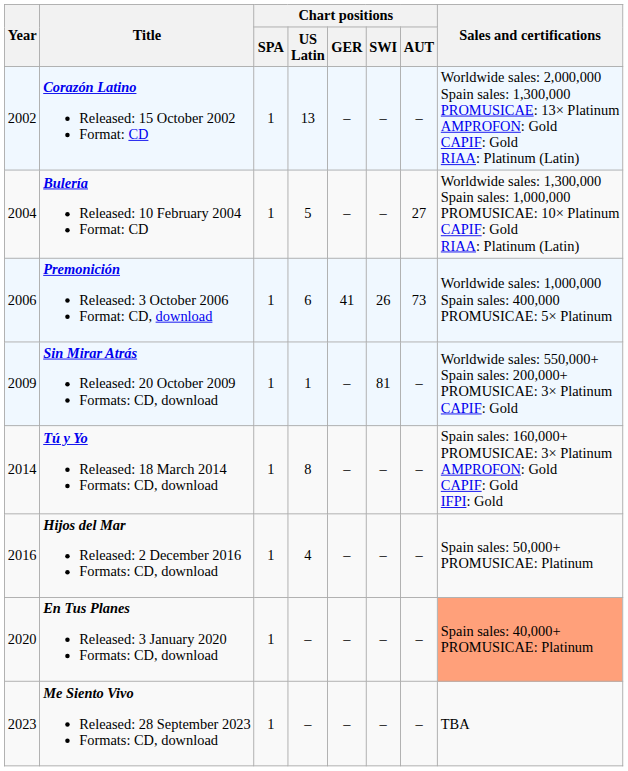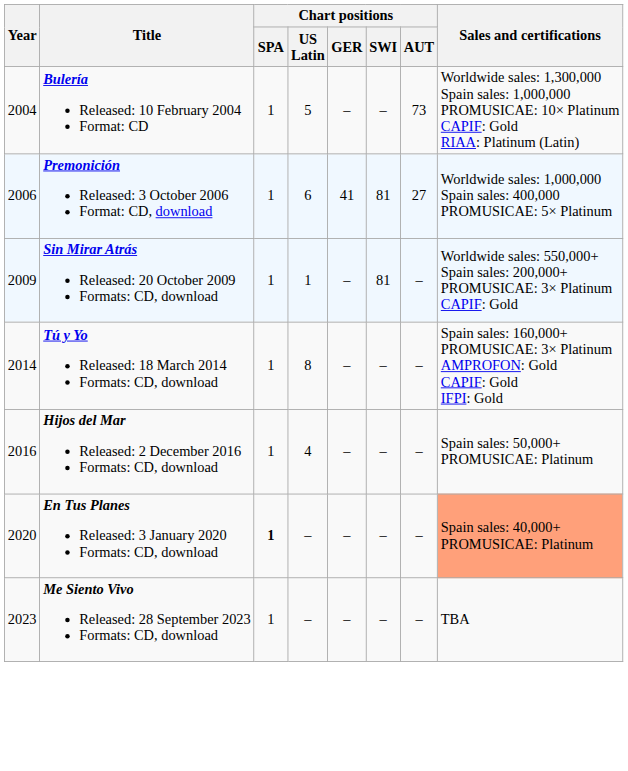- row: (147, 111)
(419, 214) 27 -> (419, 110) 73
(383, 299) 26 -> (383, 196) 81
(419, 299) 73 -> (419, 196) 27
(271, 639) normal -> (271, 535) bold
